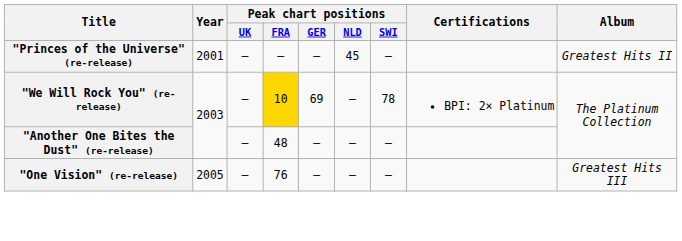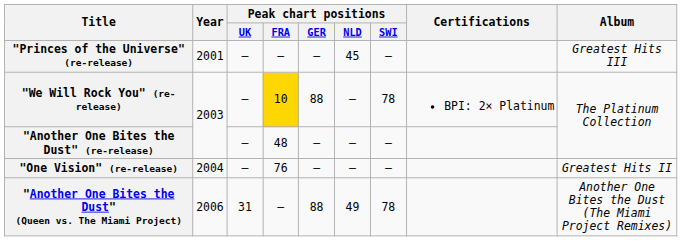(617, 56) Greatest Hits II -> (617, 56) Greatest Hits III
(317, 100) 69 -> (317, 100) 88
(210, 175) 2005 -> (210, 168) 2004
(617, 175) Greatest Hits III -> (617, 168) Greatest Hits II
+ row: (99, 207)
